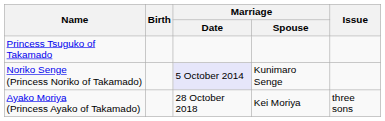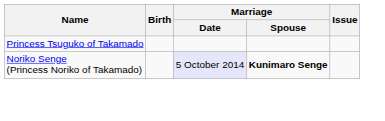(275, 76) normal -> (288, 65) bold
- row: (73, 103)
